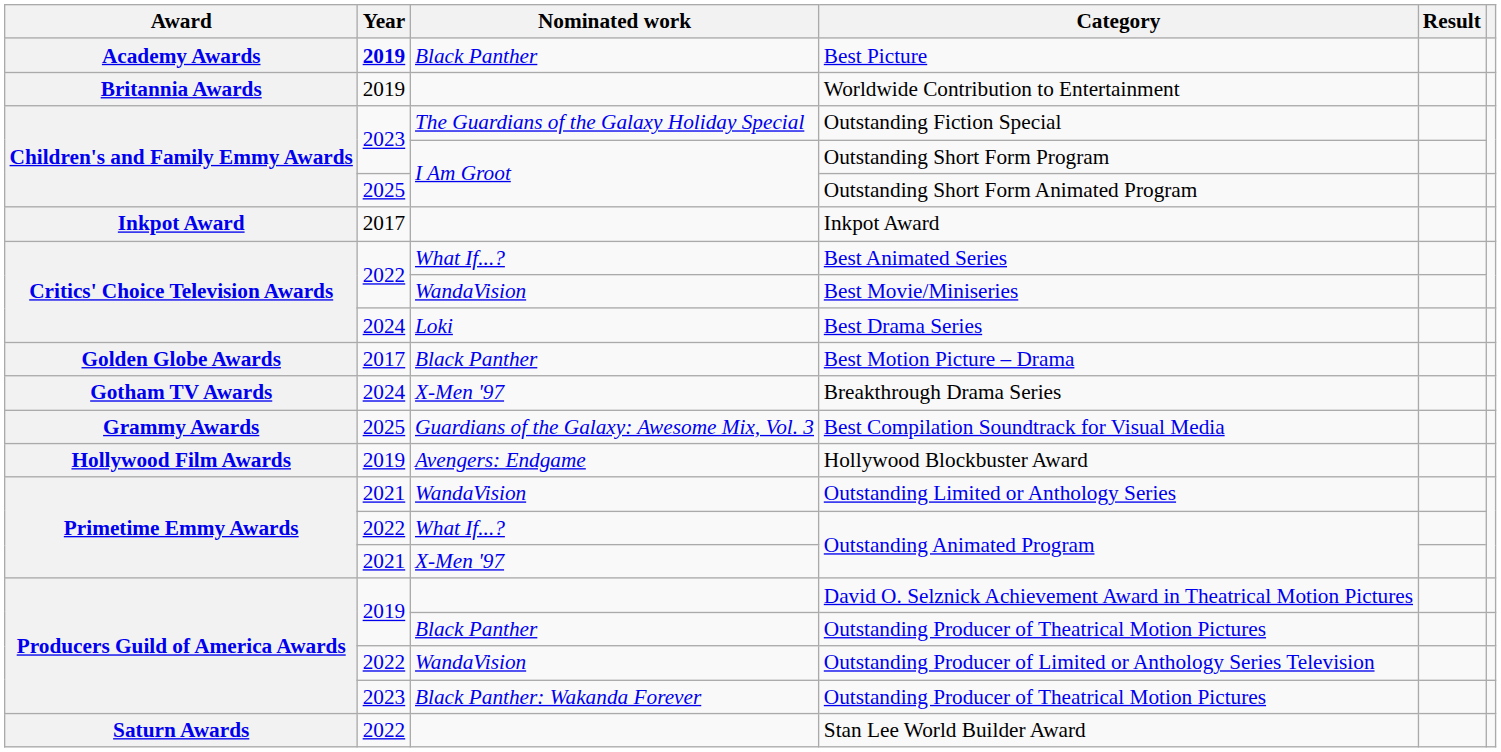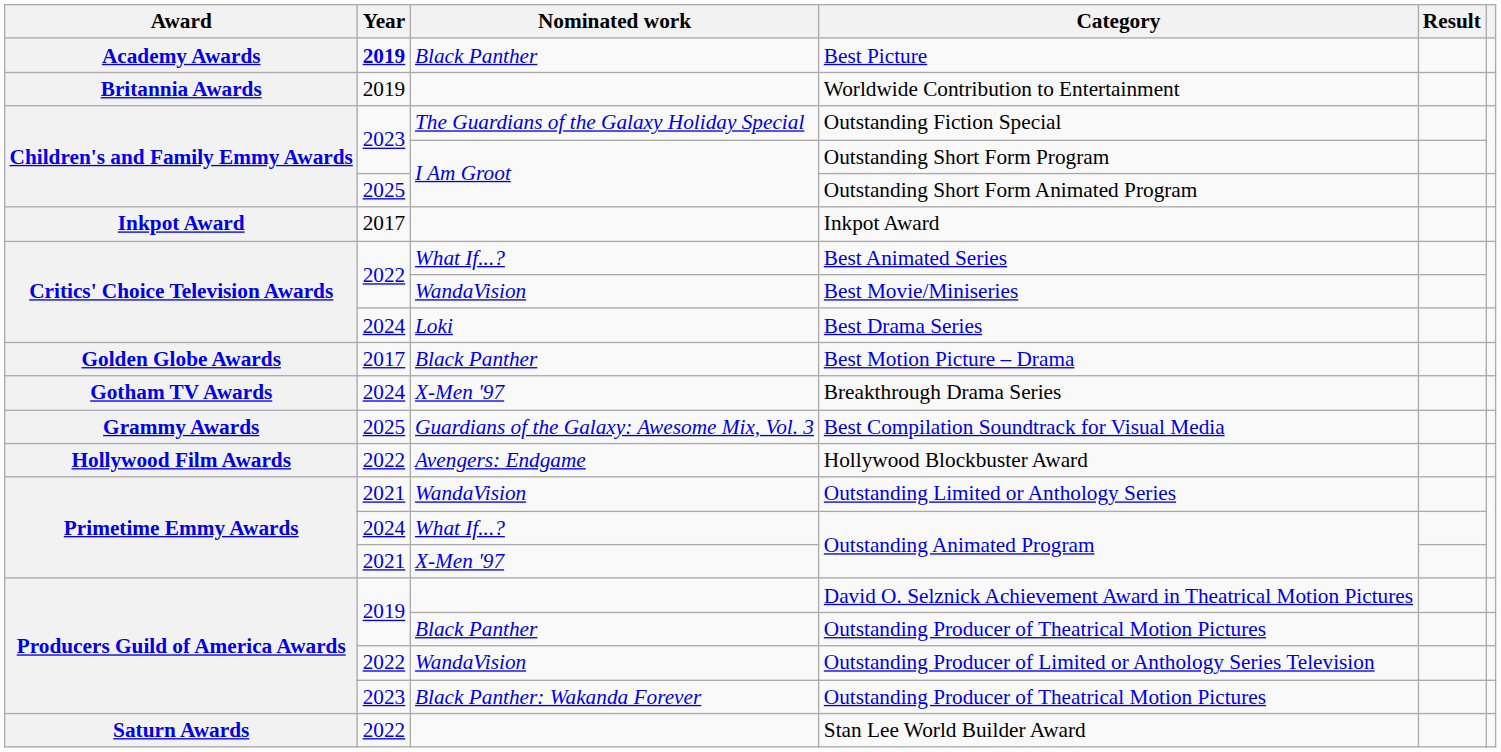(384, 460) 2019 -> (384, 460) 2022
(384, 527) 2022 -> (384, 527) 2024
